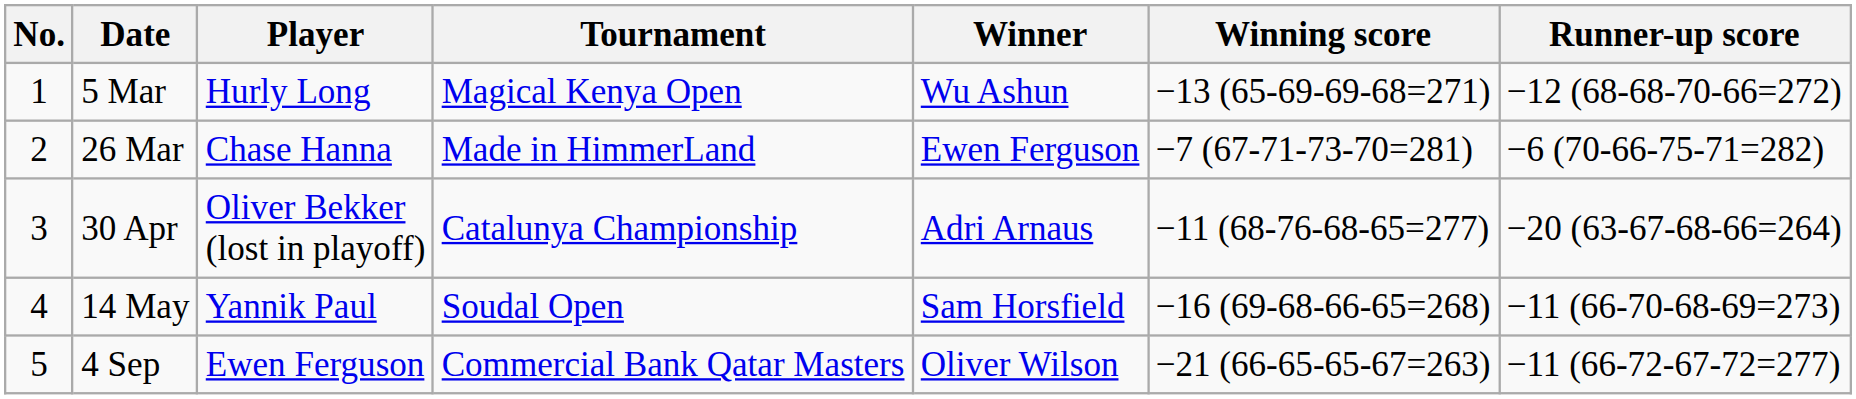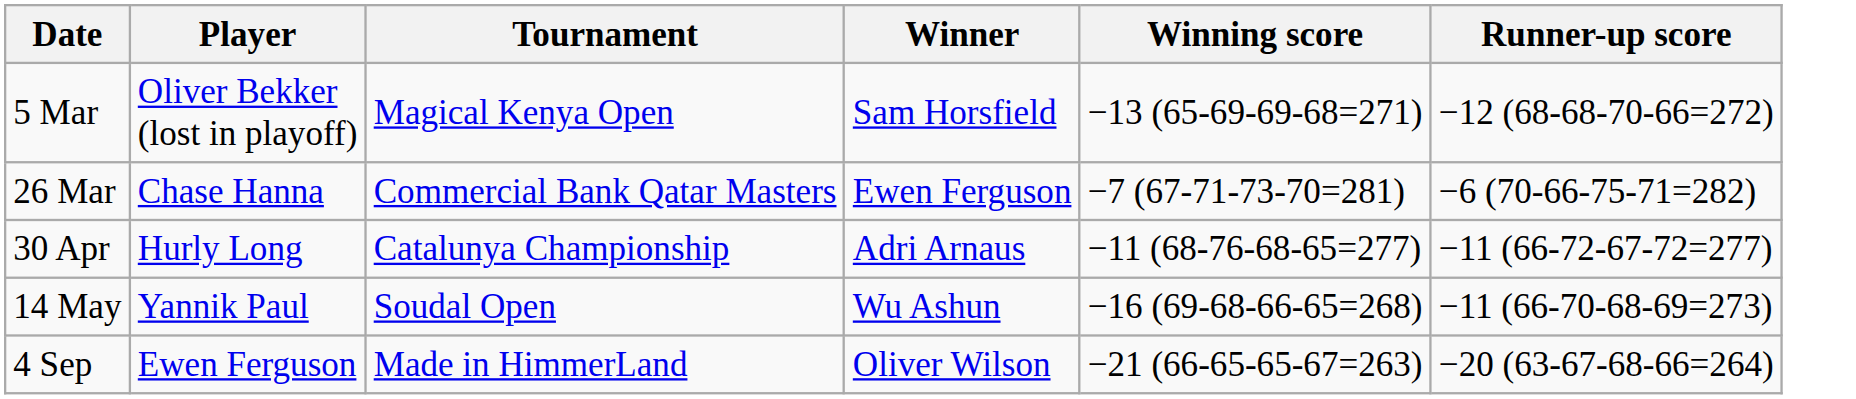- column: (39, 33)
(288, 91) Hurly Long -> (248, 112) Oliver Bekker (lost in playoff)
(995, 91) Wu Ashun -> (955, 112) Sam Horsfield
(599, 149) Made in HimmerLand -> (605, 191) Commercial Bank Qatar Masters
(316, 228) Oliver Bekker (lost in playoff) -> (220, 248) Hurly Long
(1674, 228) −20 (63-67-68-66=264) -> (1606, 248) −11 (66-72-67-72=277)
(1023, 306) Sam Horsfield -> (927, 306) Wu Ashun
(673, 364) Commercial Bank Qatar Masters -> (531, 364) Made in HimmerLand
(1674, 364) −11 (66-72-67-72=277) -> (1606, 364) −20 (63-67-68-66=264)
